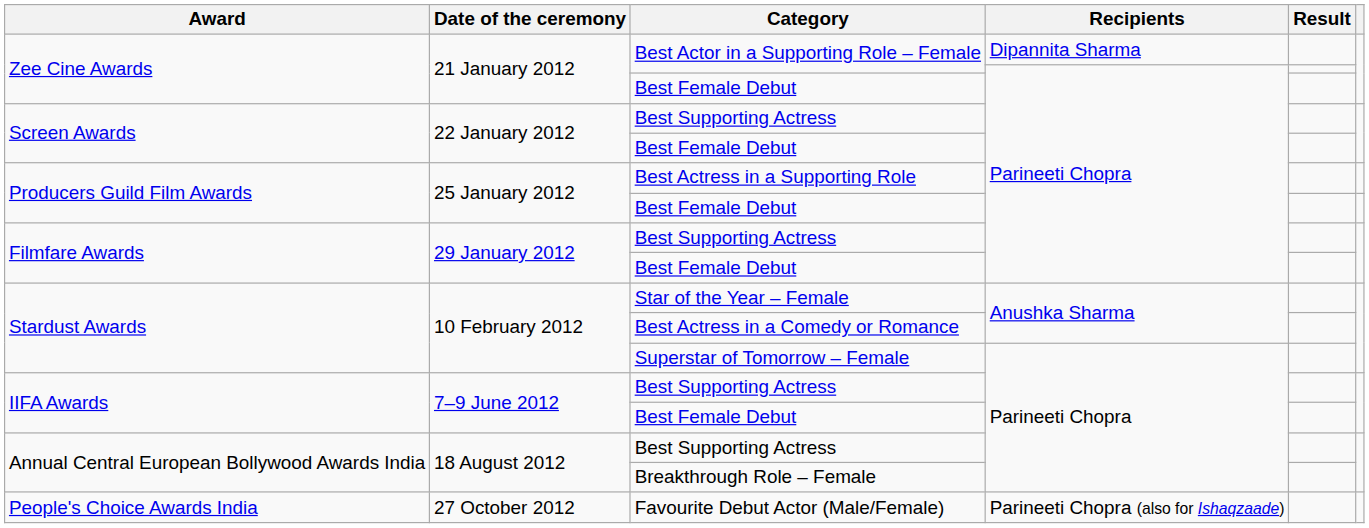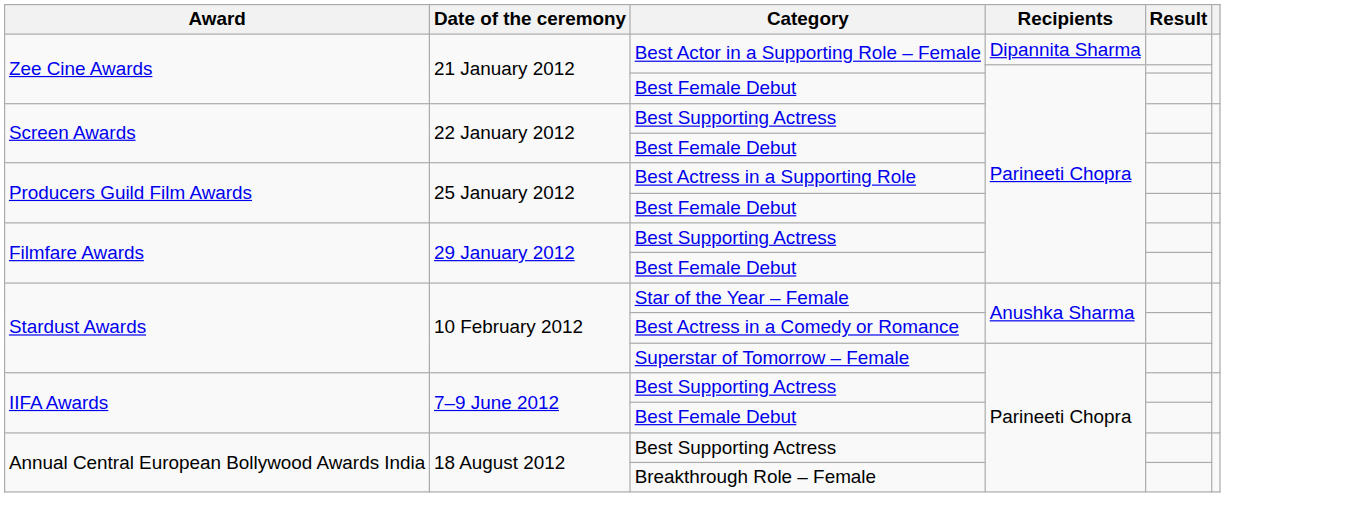- row: (133, 507)
